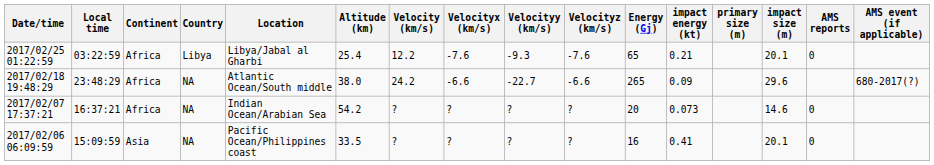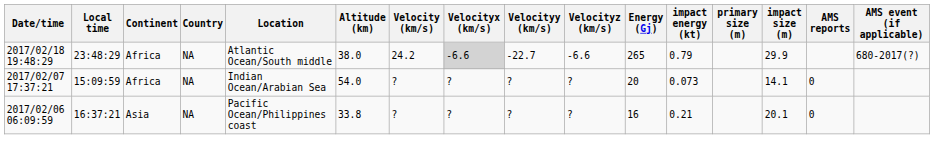- row: (36, 56)
(458, 82) no background -> (458, 56) lightgrey background
(681, 82) 0.09 -> (681, 56) 0.79
(776, 82) 29.6 -> (776, 56) 29.9
(97, 109) 16:37:21 -> (97, 82) 15:09:59
(350, 109) 54.2 -> (350, 82) 54.0
(776, 109) 14.6 -> (776, 82) 14.1
(97, 142) 15:09:59 -> (97, 115) 16:37:21
(350, 142) 33.5 -> (350, 115) 33.8
(681, 142) 0.41 -> (681, 115) 0.21
